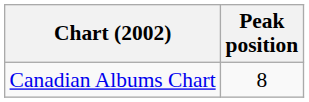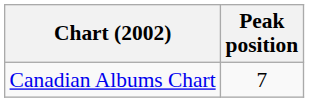(262, 79) 8 -> (262, 79) 7
